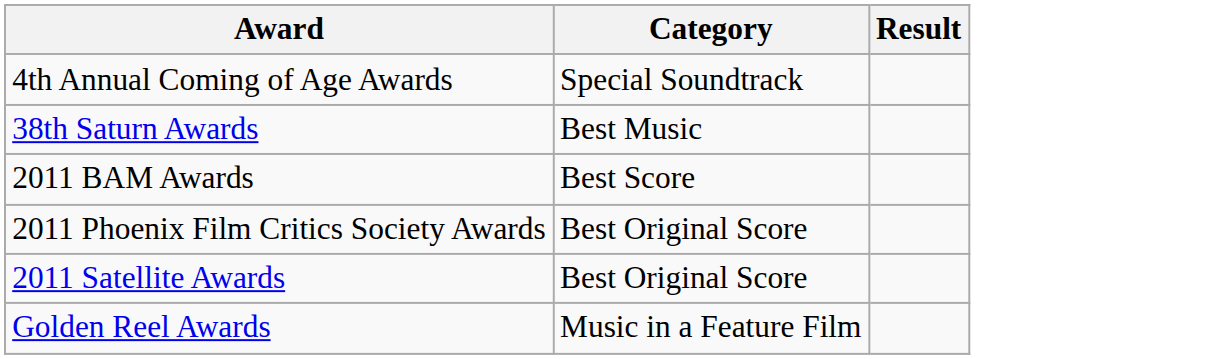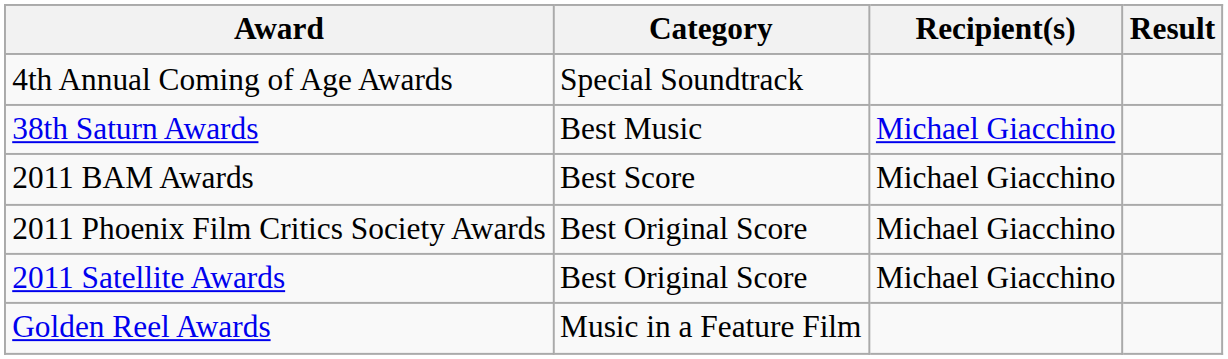+ column: (996, 29)
